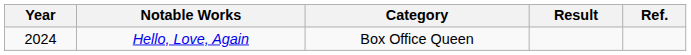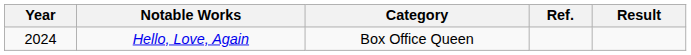columns swapped: (576, 15) <-> (655, 15)
